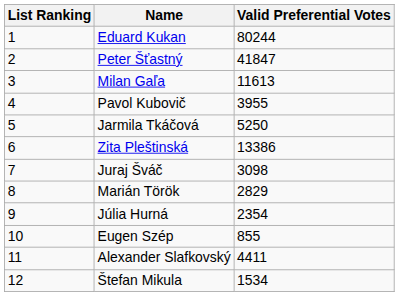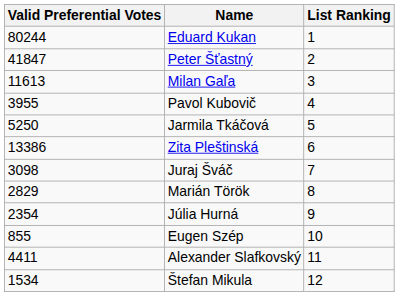columns swapped: (49, 15) <-> (314, 15)
